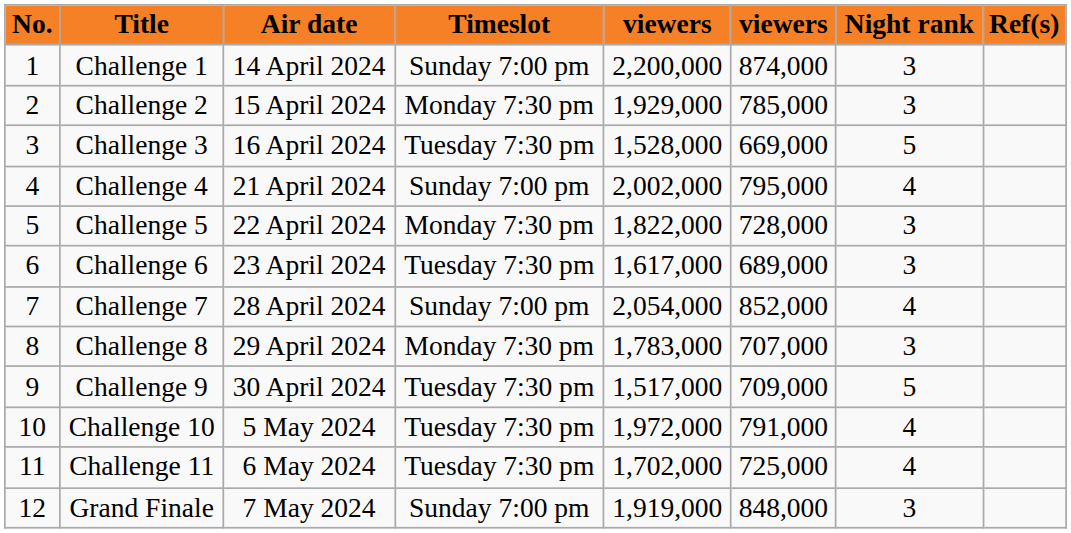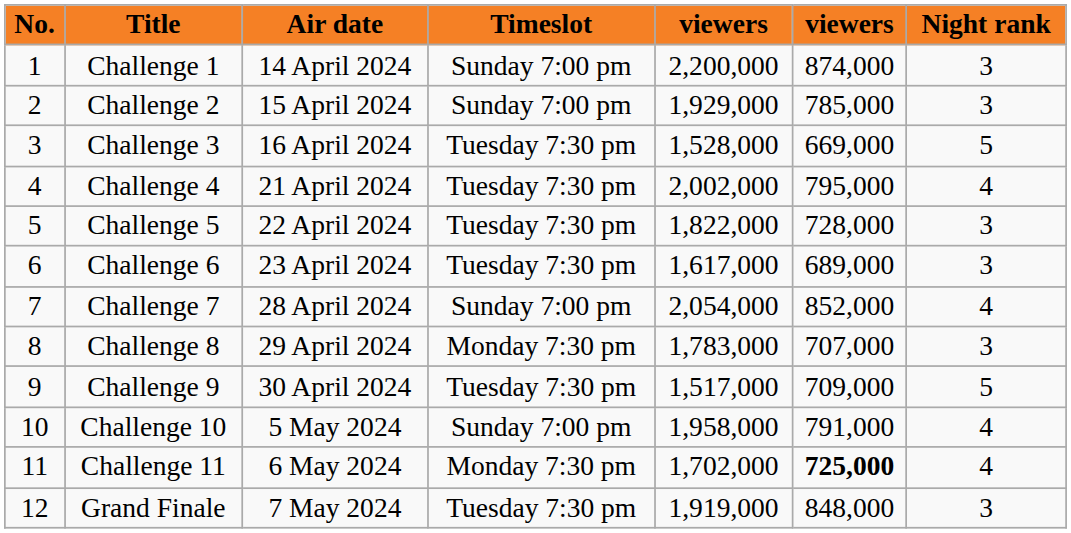- column: (1024, 24)
(499, 105) Monday 7:30 pm -> (541, 105) Sunday 7:00 pm
(499, 185) Sunday 7:00 pm -> (541, 185) Tuesday 7:30 pm
(499, 225) Monday 7:30 pm -> (541, 225) Tuesday 7:30 pm
(499, 426) Tuesday 7:30 pm -> (541, 426) Sunday 7:00 pm
(667, 426) 1,972,000 -> (724, 426) 1,958,000
(499, 466) Tuesday 7:30 pm -> (541, 466) Monday 7:30 pm
(783, 466) normal -> (849, 466) bold
(499, 507) Sunday 7:00 pm -> (541, 507) Tuesday 7:30 pm
